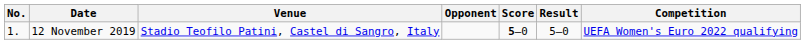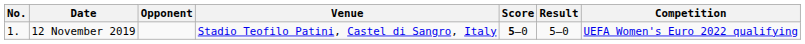columns swapped: (290, 13) <-> (471, 13)
